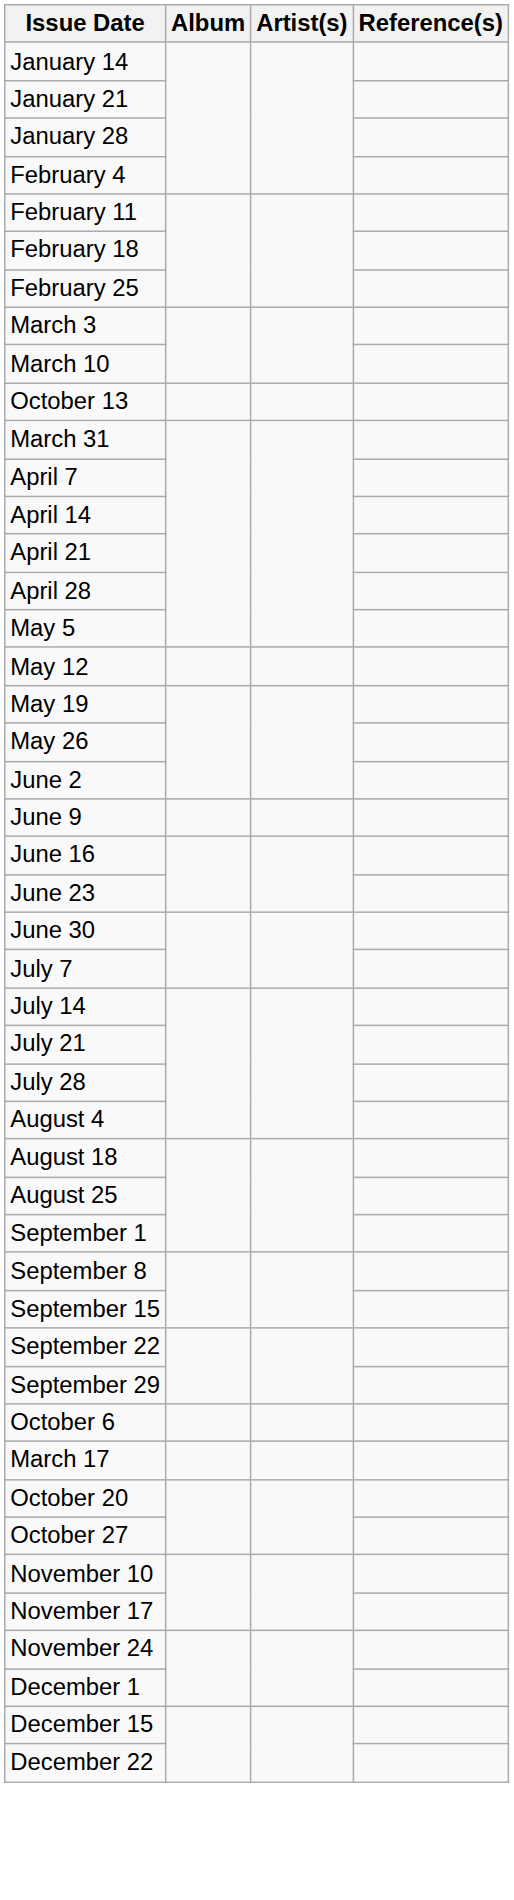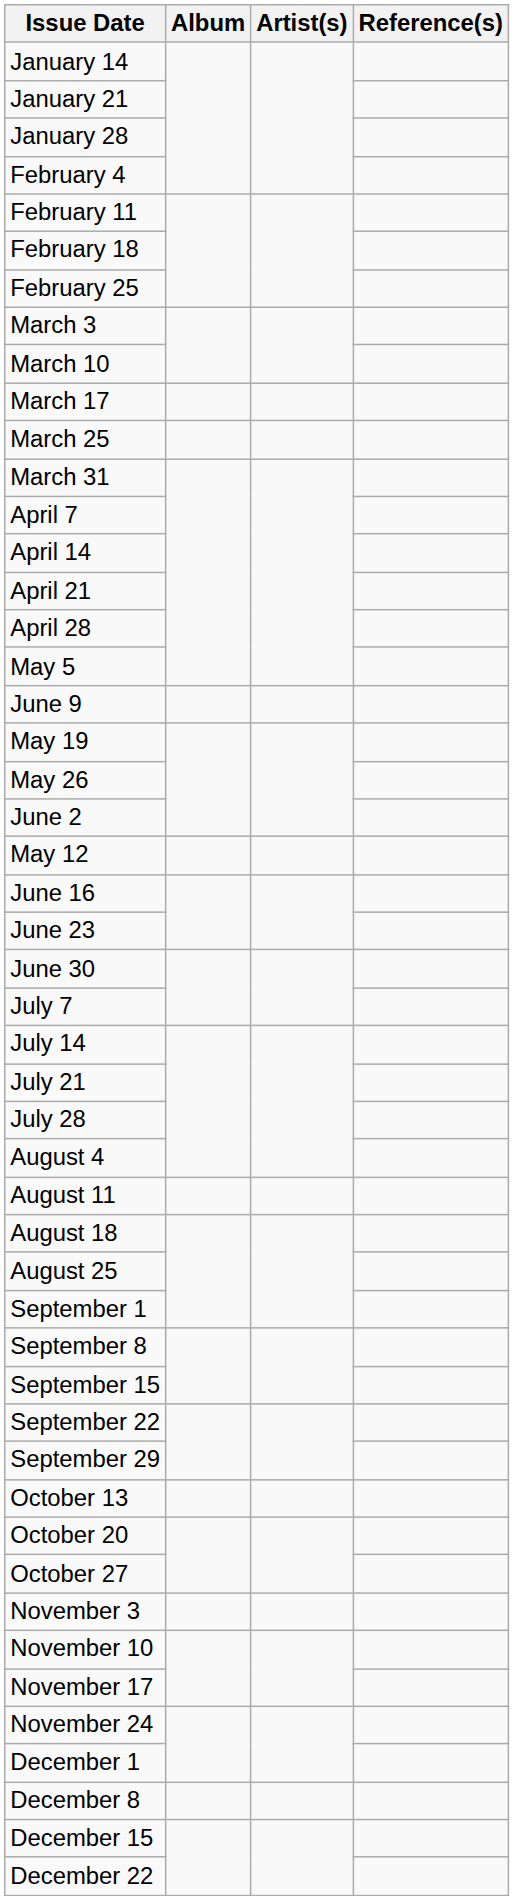rows swapped: (60, 1460) <-> (69, 401)
+ row: (60, 439)
rows swapped: (49, 666) <-> (46, 817)
+ row: (63, 1195)
- row: (63, 1422)
+ row: (75, 1611)
+ row: (75, 1800)
